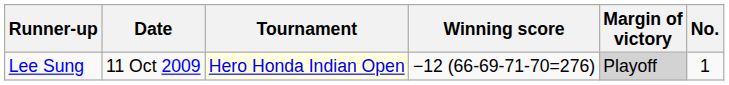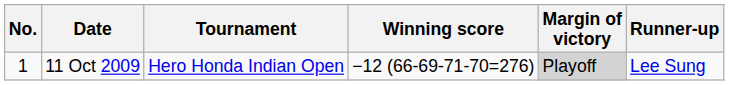columns swapped: (705, 29) <-> (53, 29)
(307, 66) lightyellow background -> (246, 66) no background
